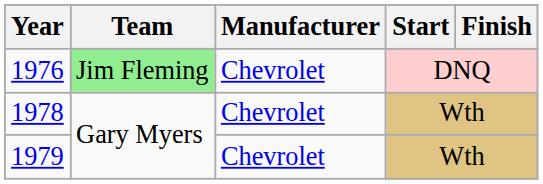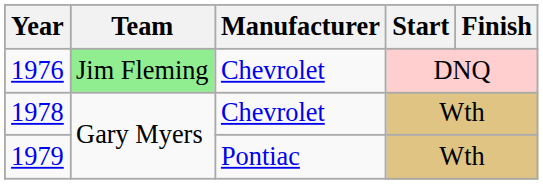(273, 157) Chevrolet -> (260, 157) Pontiac
